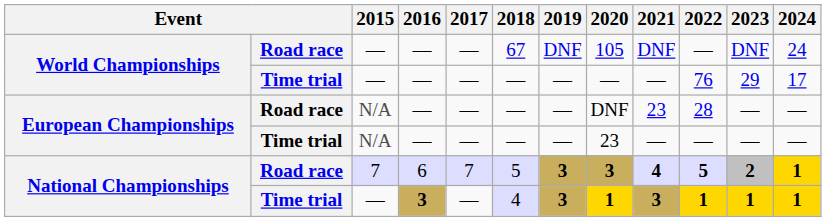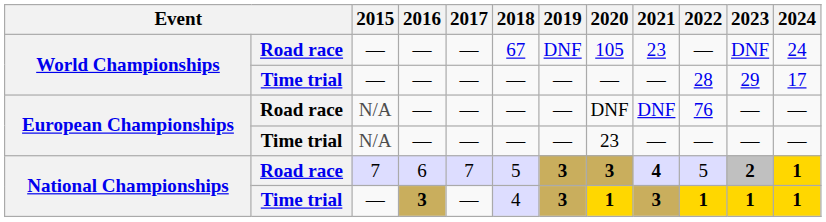(656, 49) DNF -> (656, 49) 23
(703, 79) 76 -> (703, 79) 28
(656, 110) 23 -> (656, 110) DNF
(703, 110) 28 -> (703, 110) 76
(703, 170) bold -> (703, 170) normal
